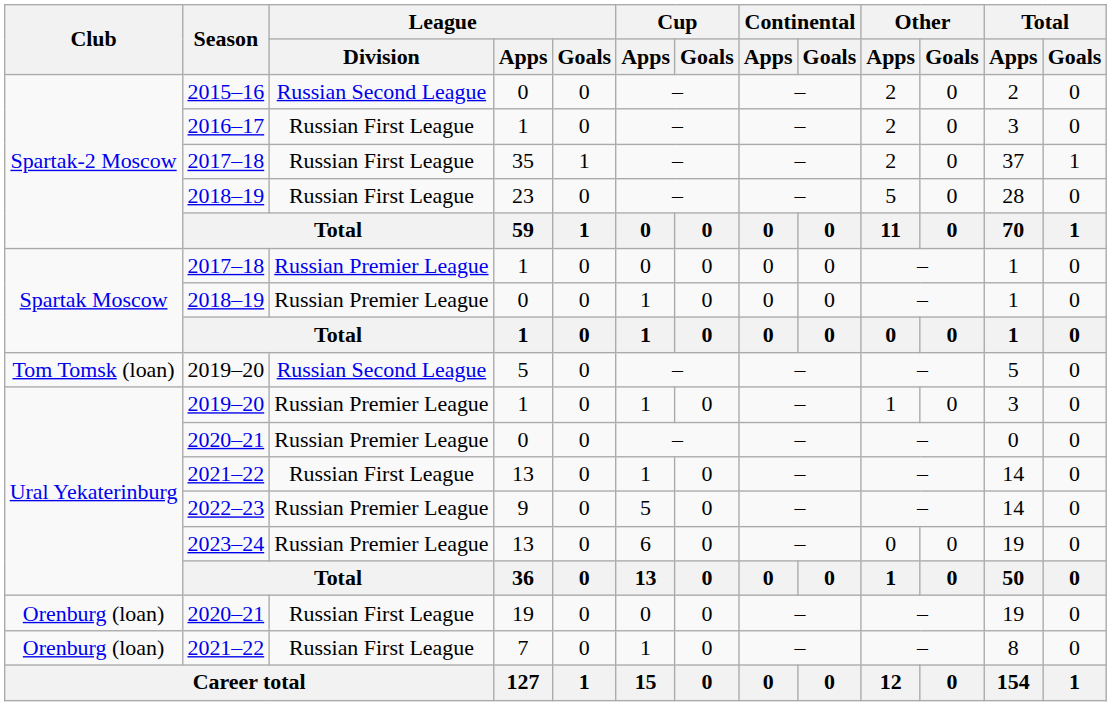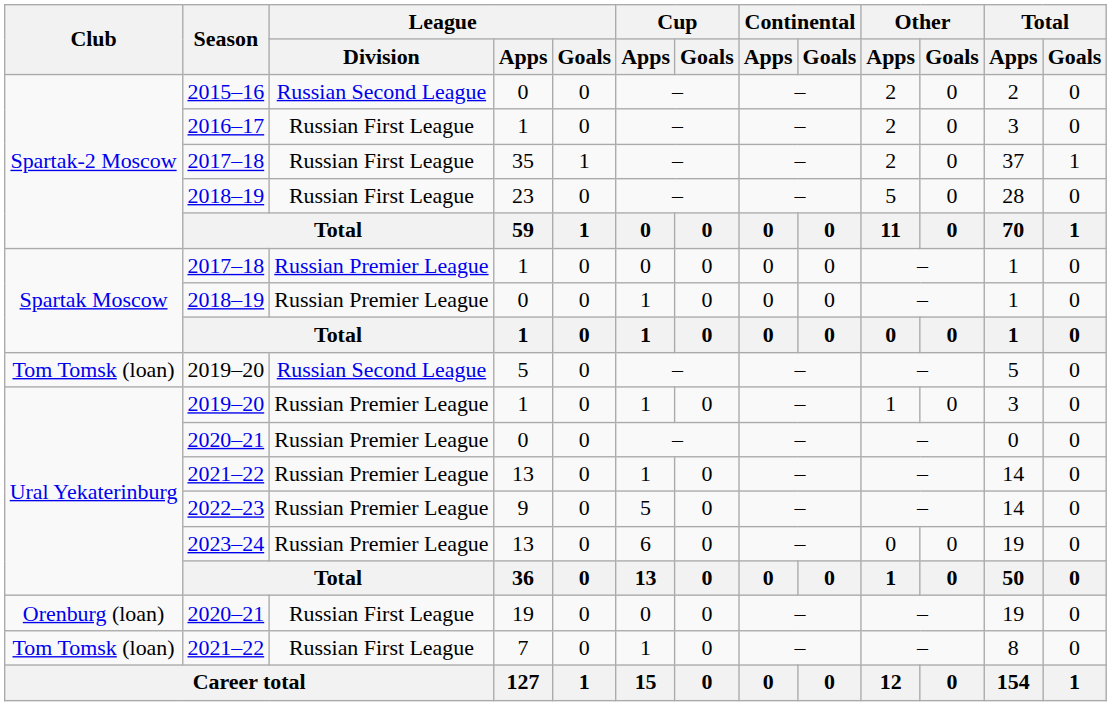(381, 473) Russian First League -> (381, 473) Russian Premier League
(94, 647) Orenburg (loan) -> (94, 647) Tom Tomsk (loan)
